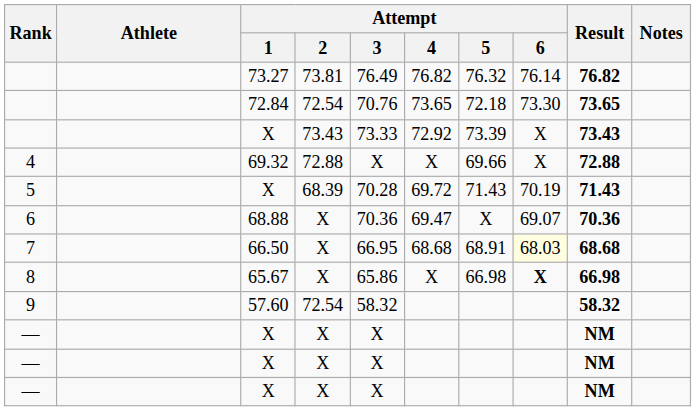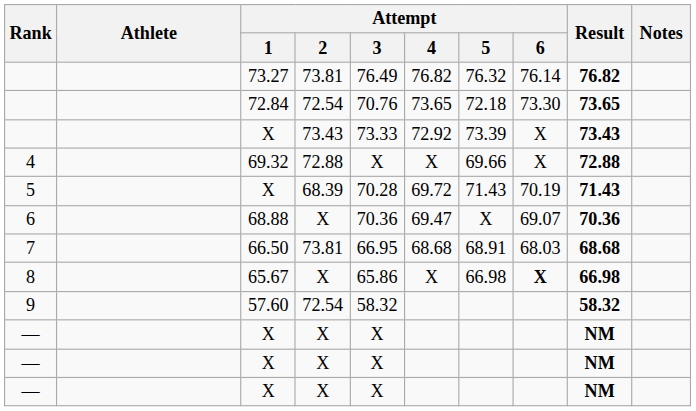(323, 248) X -> (323, 248) 73.81
(540, 248) lightyellow background -> (540, 248) no background
